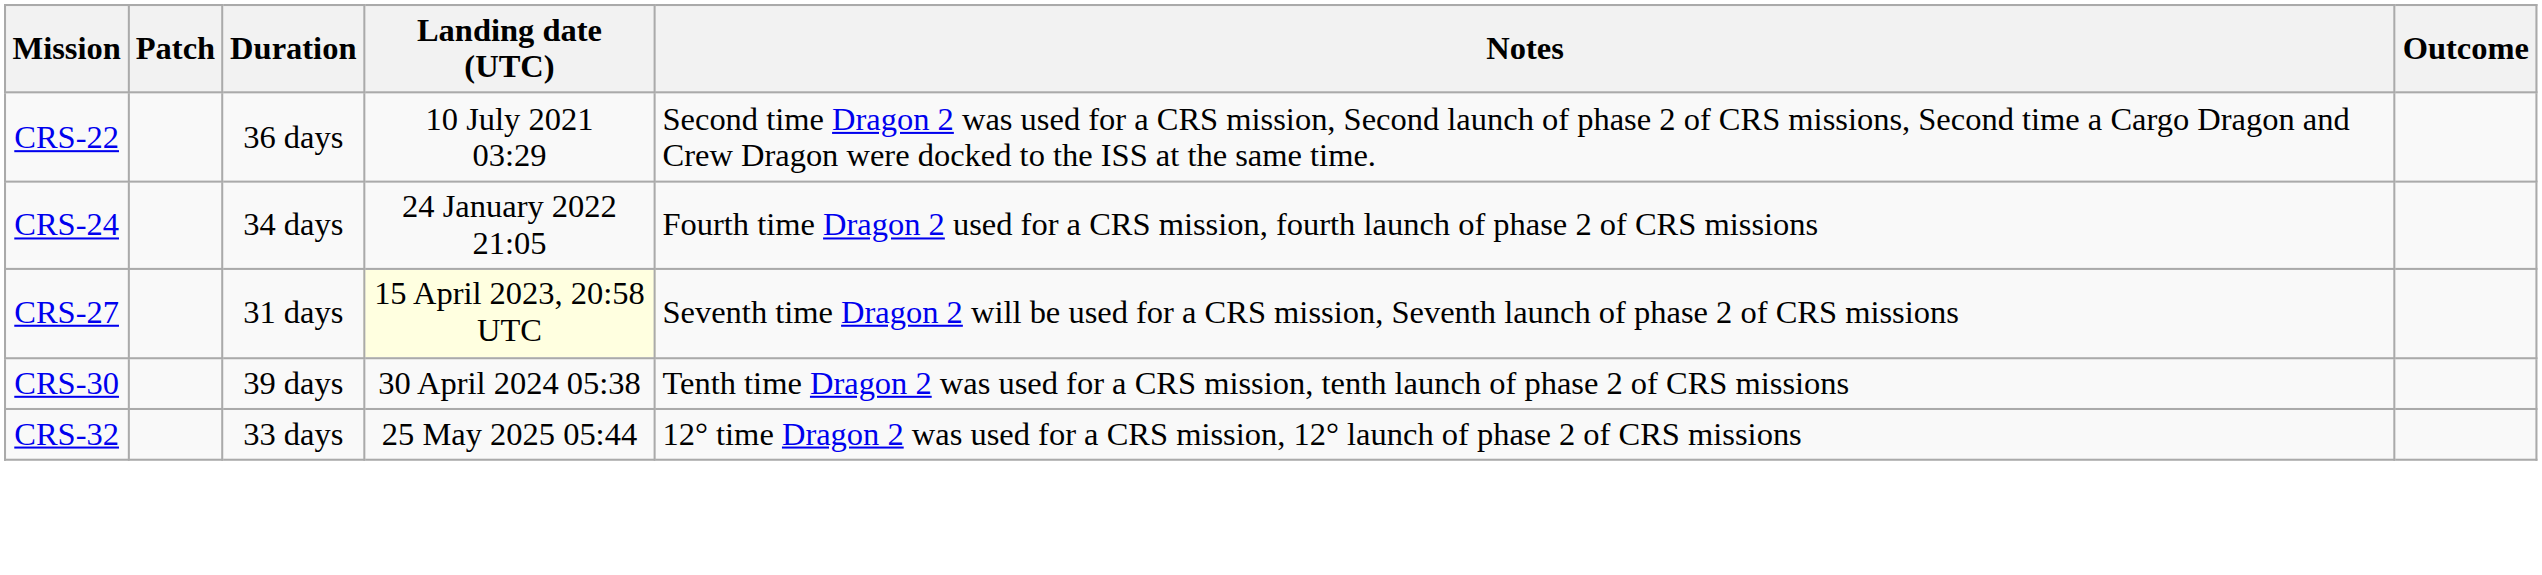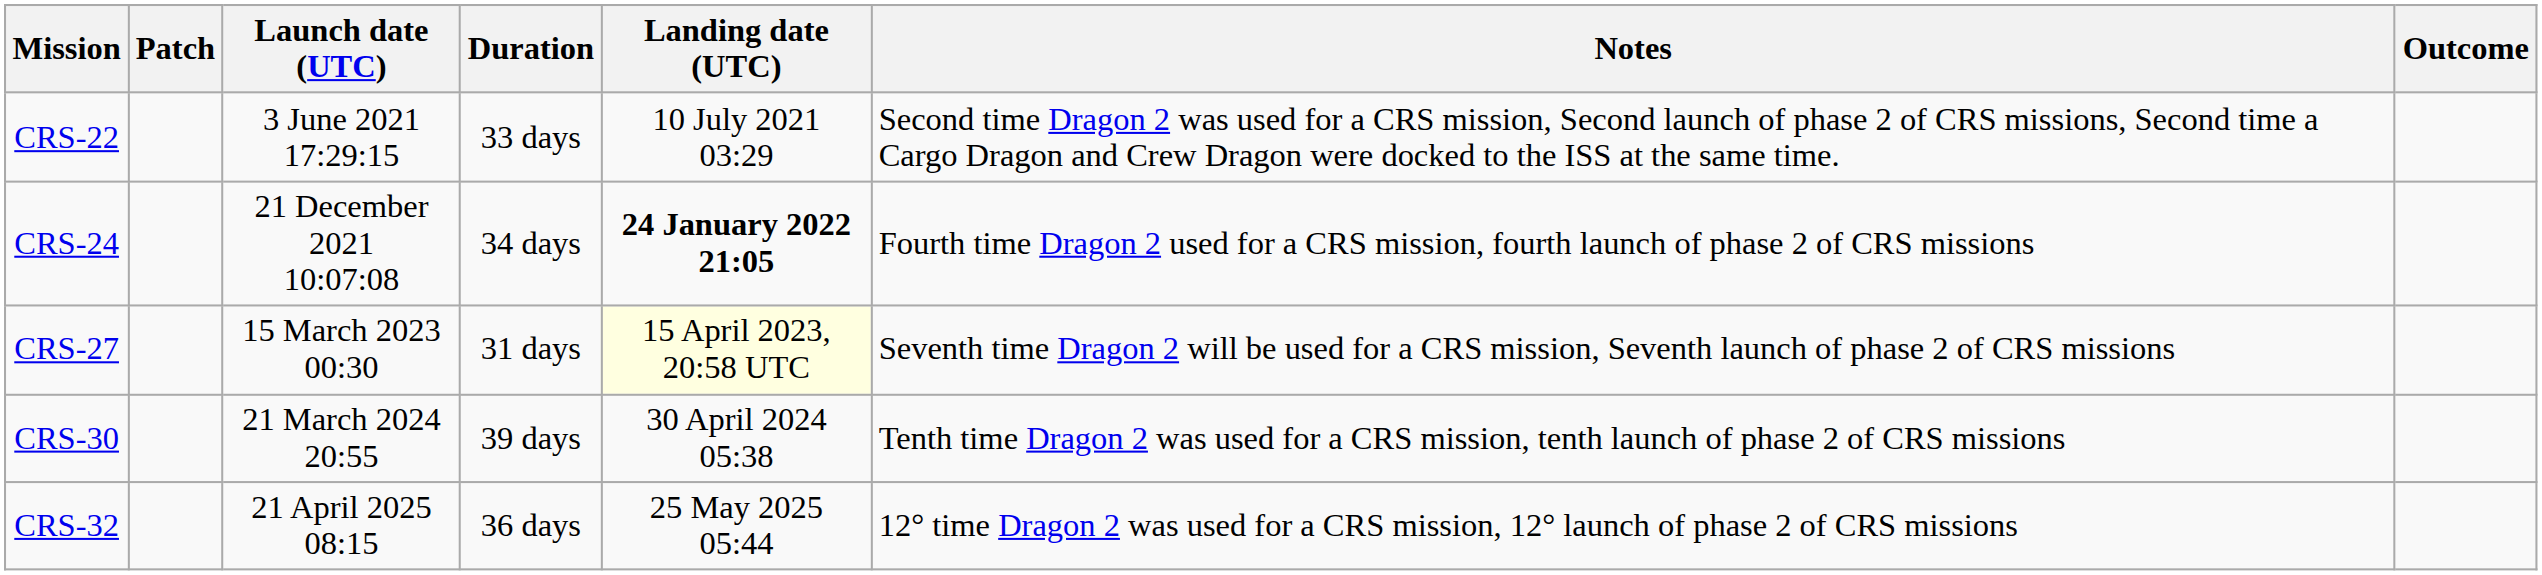+ column: (341, 48)
(293, 136) 36 days -> (531, 136) 33 days
(509, 224) normal -> (736, 242) bold
(293, 433) 33 days -> (531, 525) 36 days
